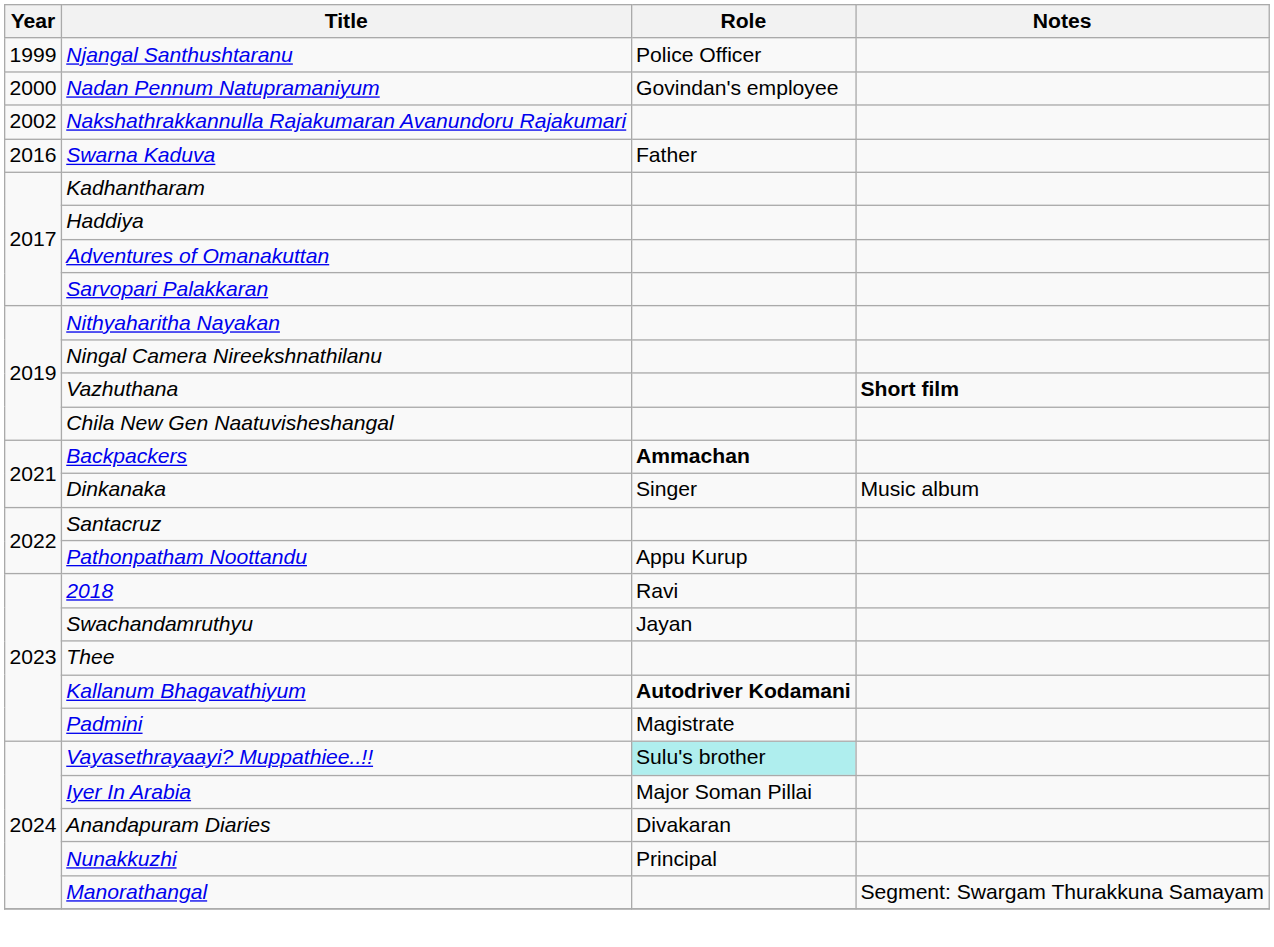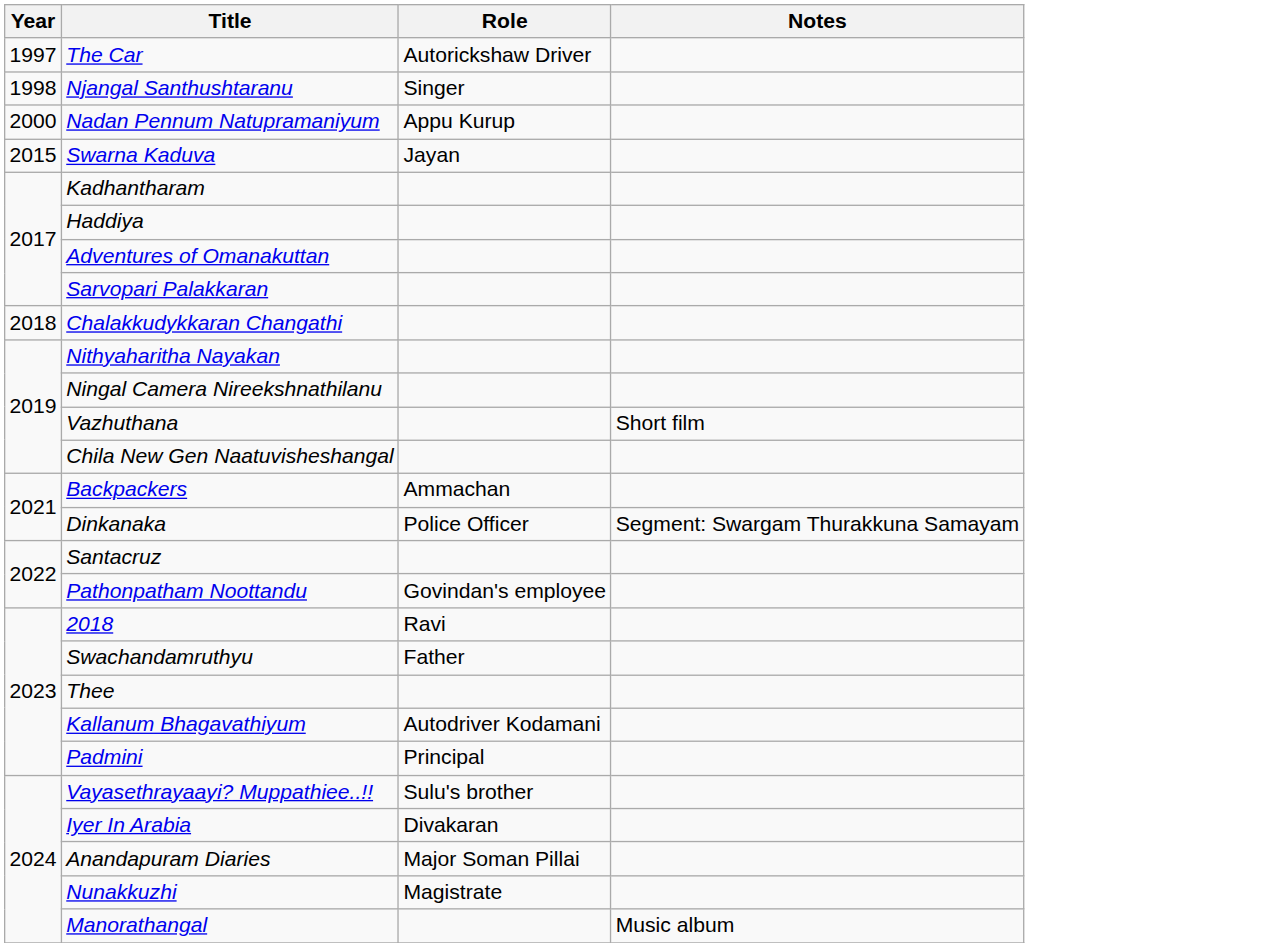+ row: (104, 54)
(33, 54) 1999 -> (33, 88) 1998
(699, 54) Police Officer -> (434, 88) Singer
(737, 88) Govindan's employee -> (459, 121) Appu Kurup
- row: (346, 121)
(33, 155) 2016 -> (33, 155) 2015
(666, 155) Father -> (432, 155) Jayan
+ row: (204, 322)
(910, 389) bold -> (660, 423) normal
(693, 456) bold -> (457, 490) normal
(666, 490) Singer -> (466, 523) Police Officer
(920, 490) Music album -> (817, 523) Segment: Swargam Thurakkuna Samayam
(692, 557) Appu Kurup -> (505, 590) Govindan's employee
(664, 624) Jayan -> (434, 657) Father
(743, 691) bold -> (502, 724) normal
(685, 724) Magistrate -> (444, 758) Principal
(701, 758) paleturquoise background -> (468, 791) no background
(724, 791) Major Soman Pillai -> (451, 825) Divakaran
(684, 825) Divakaran -> (492, 858) Major Soman Pillai
(676, 858) Principal -> (453, 892) Magistrate
(1062, 892) Segment: Swargam Thurakkuna Samayam -> (675, 925) Music album
